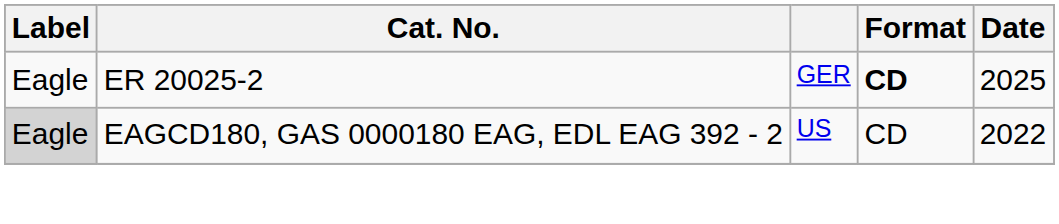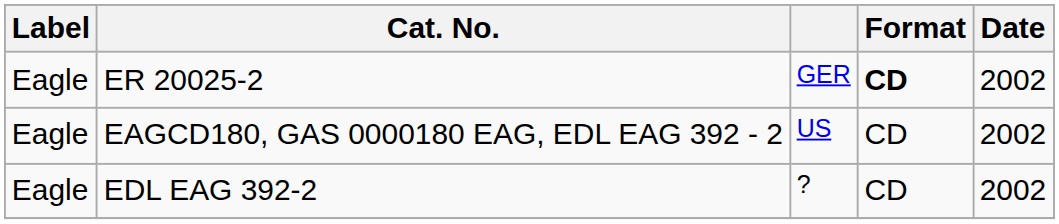(1013, 79) 2025 -> (1013, 79) 2002
(50, 135) lightgrey background -> (50, 135) no background
(1013, 135) 2022 -> (1013, 135) 2002
+ row: (211, 190)
